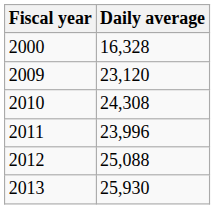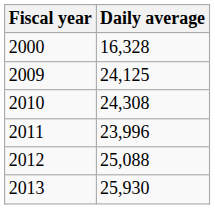(125, 75) 23,120 -> (125, 75) 24,125
